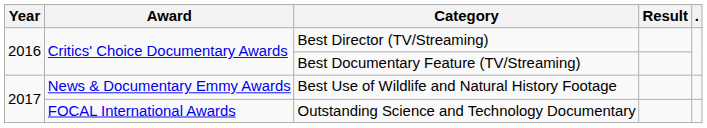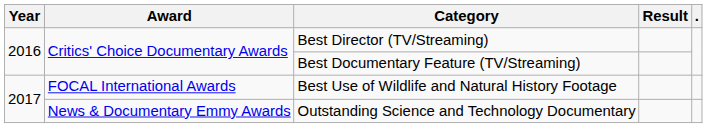(169, 87) News & Documentary Emmy Awards -> (142, 87) FOCAL International Awards
(142, 110) FOCAL International Awards -> (169, 110) News & Documentary Emmy Awards
